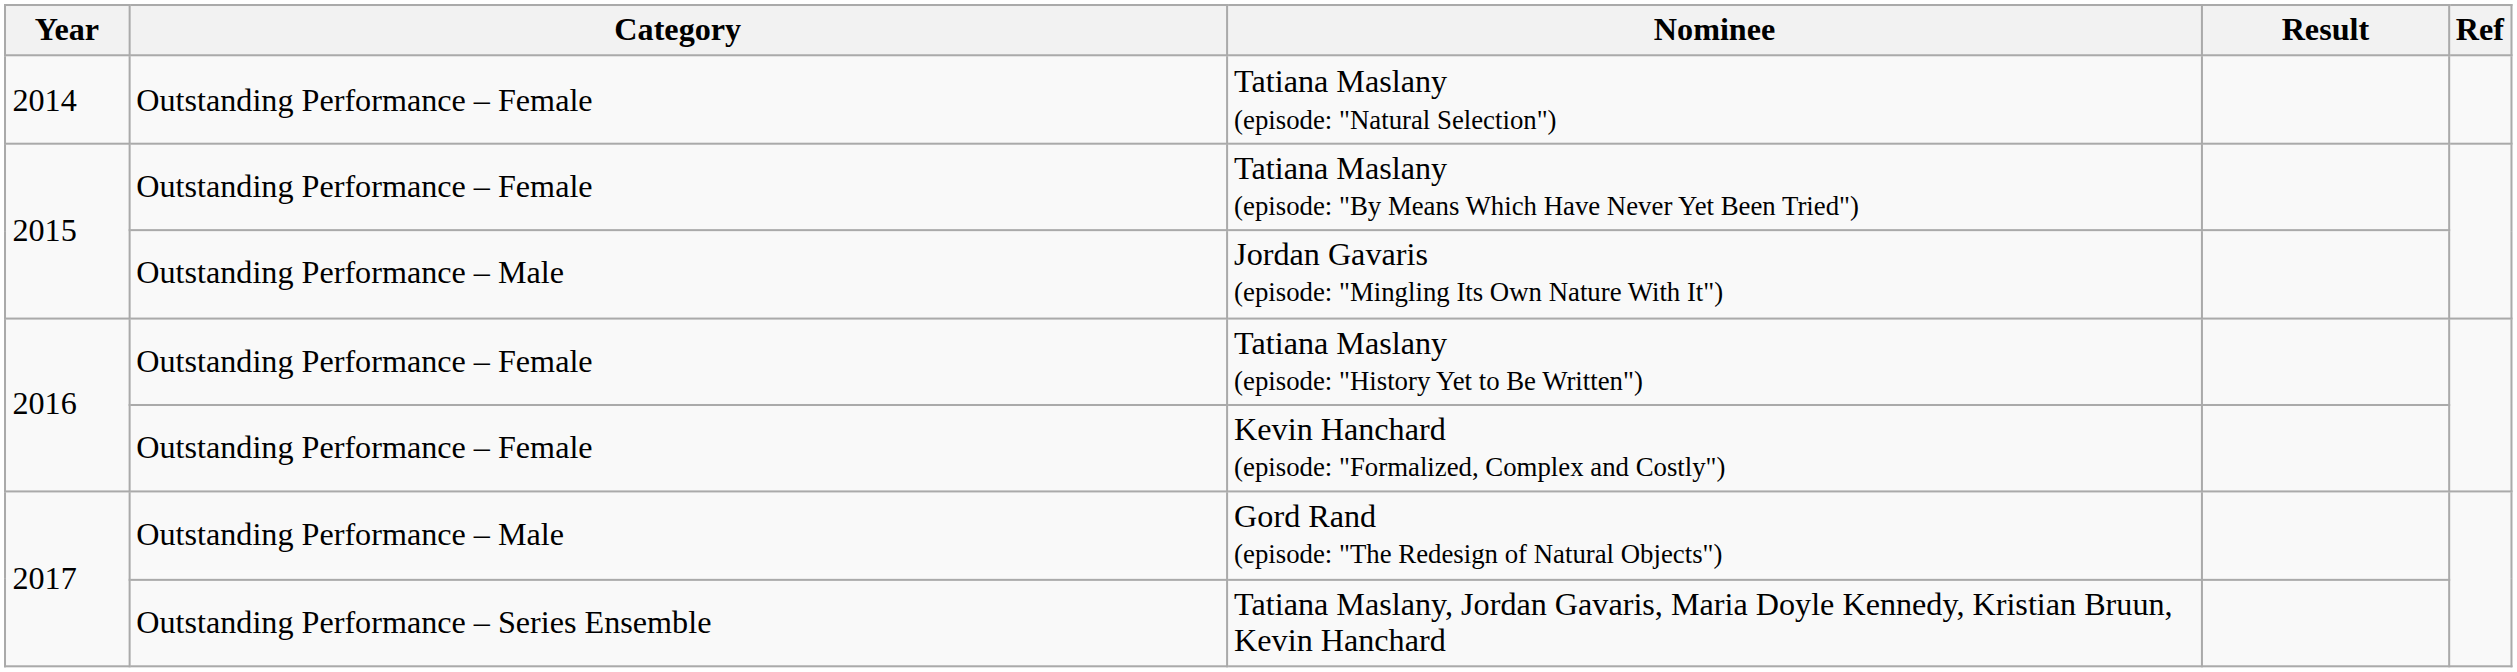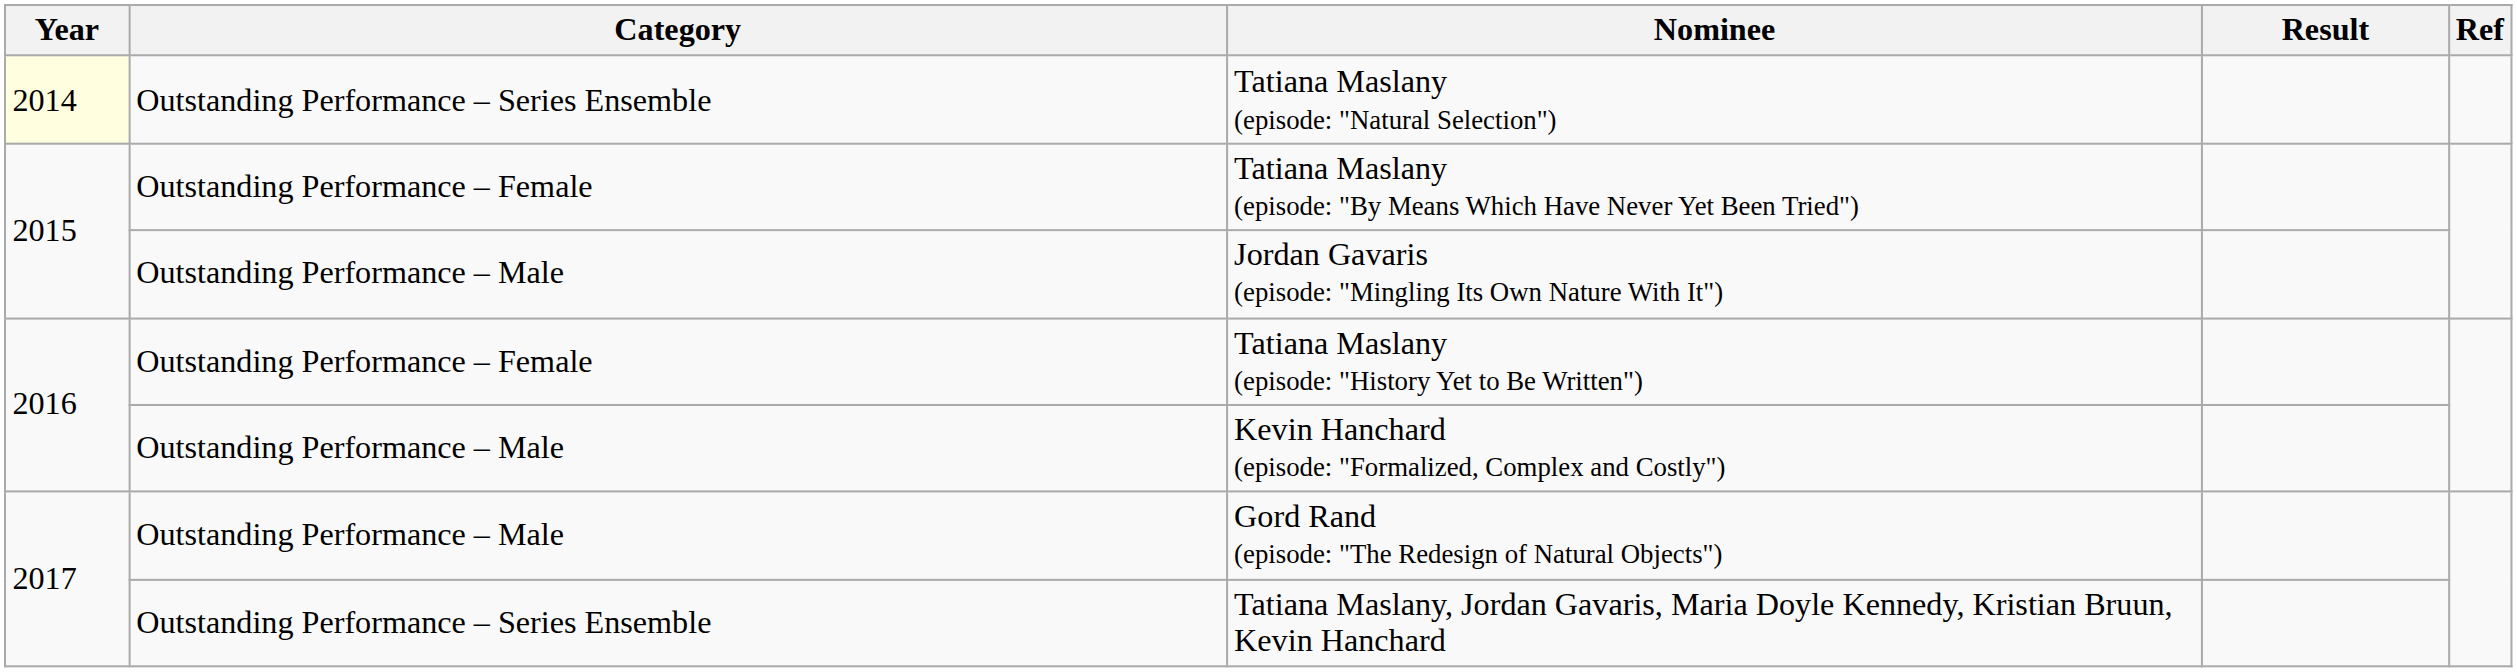(45, 99) no background -> (45, 99) lightyellow background
(364, 99) Outstanding Performance – Female -> (424, 99) Outstanding Performance – Series Ensemble
(364, 447) Outstanding Performance – Female -> (350, 447) Outstanding Performance – Male
